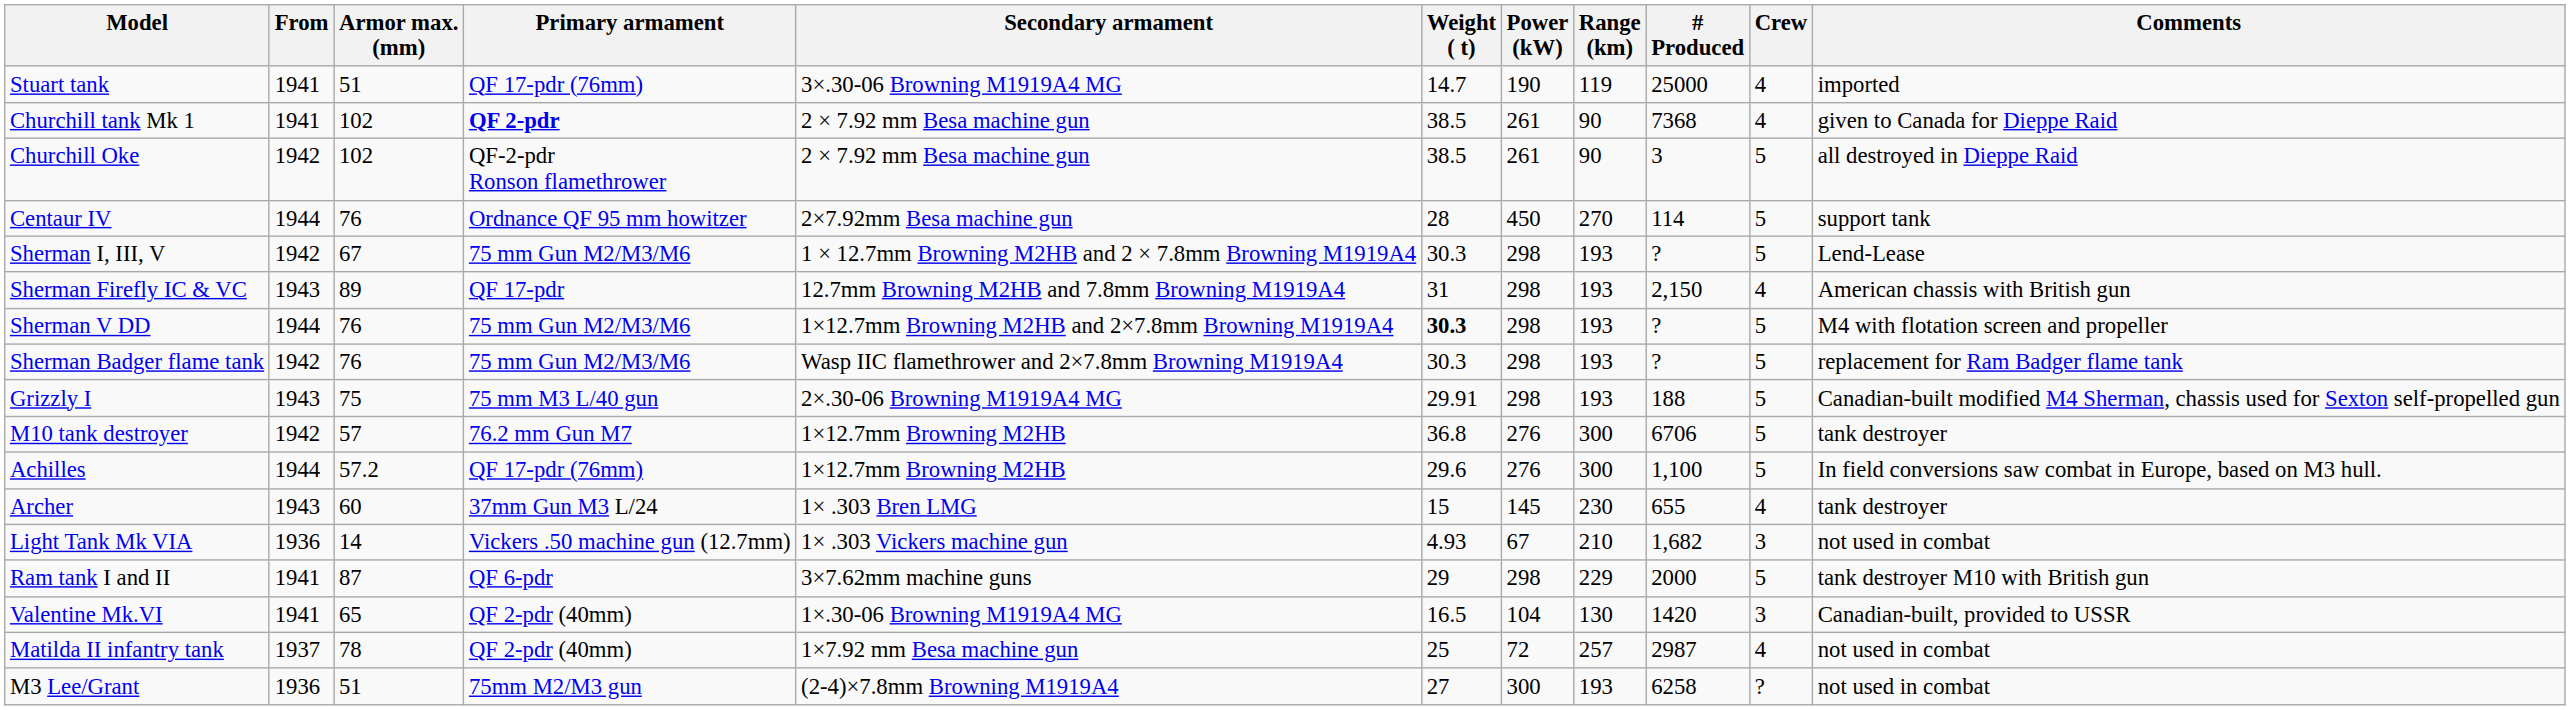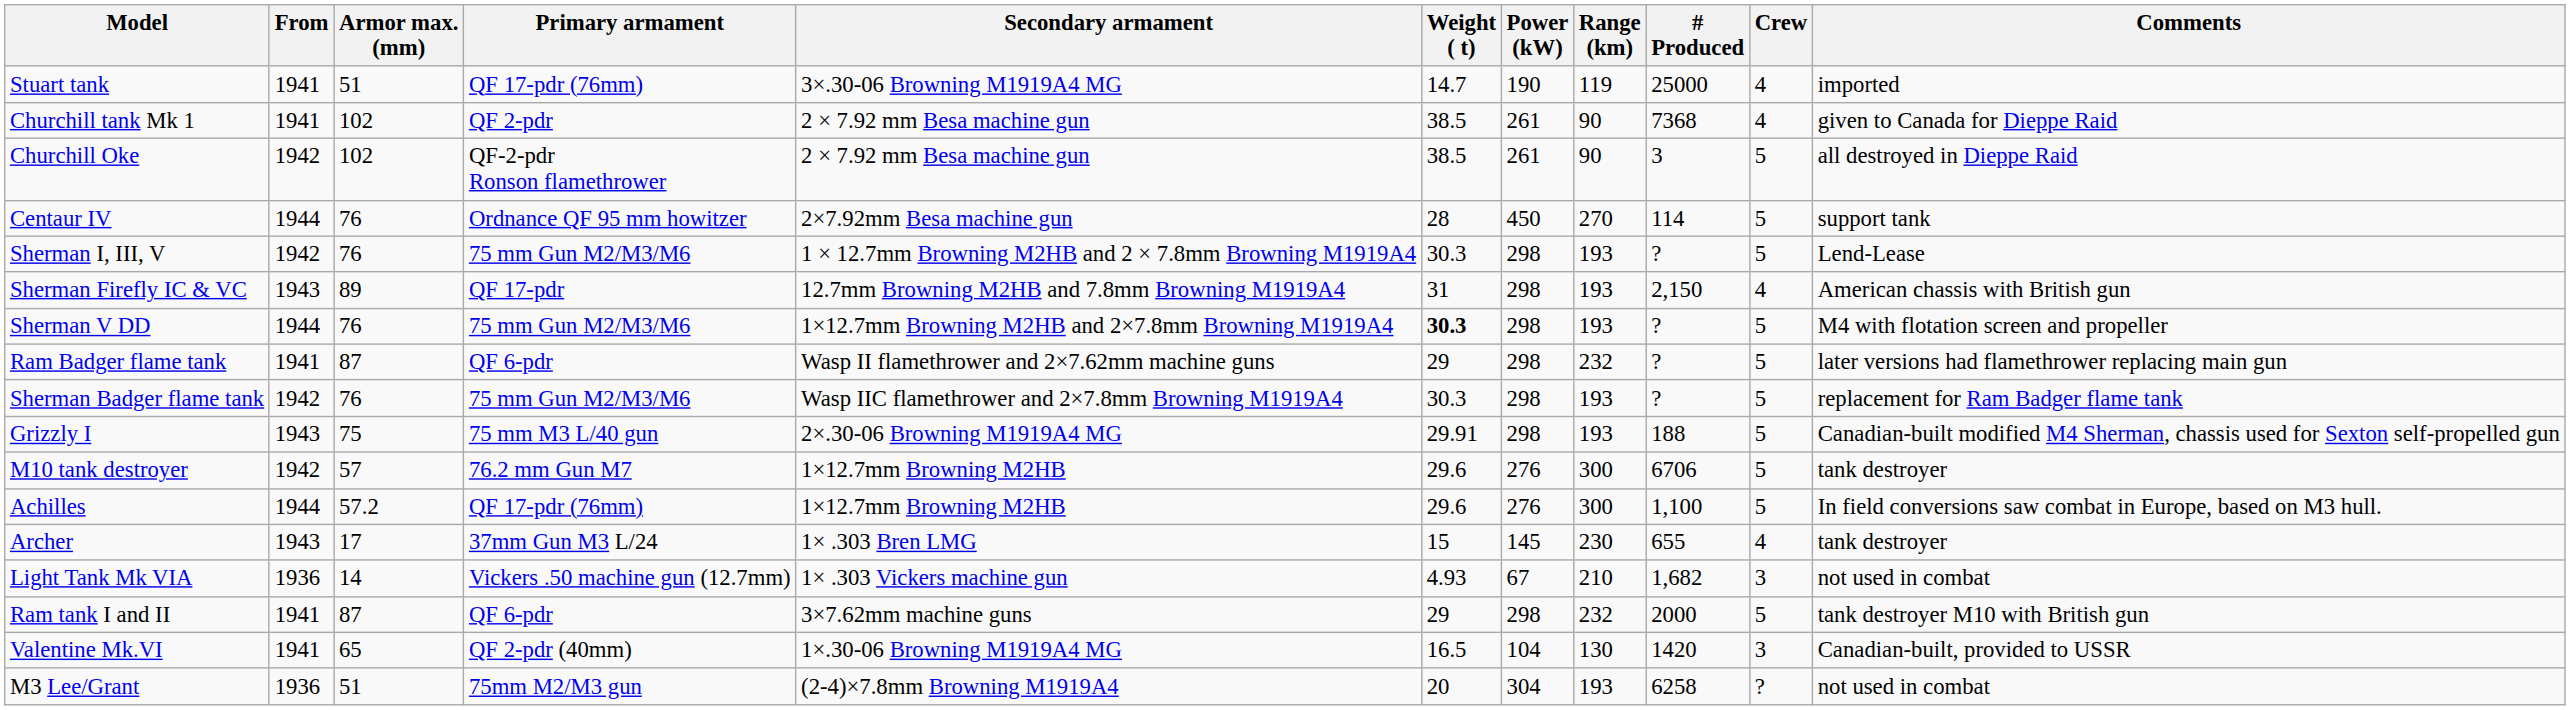(514, 120) bold -> (511, 120) normal
(350, 253) 67 -> (350, 253) 76
+ row: (118, 361)
(1447, 433) 36.8 -> (1447, 469) 29.6
(350, 506) 60 -> (350, 542) 17
(1596, 578) 229 -> (1596, 614) 232
- row: (117, 650)
(1438, 686) 27 -> (1438, 686) 20
(1524, 686) 300 -> (1524, 686) 304
